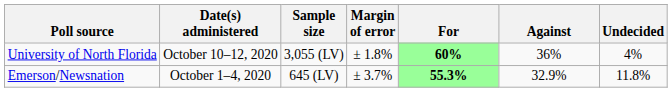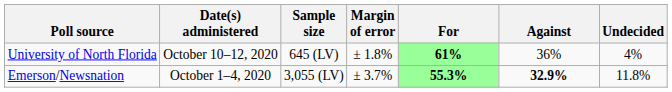(314, 54) 3,055 (LV) -> (314, 54) 645 (LV)
(449, 54) 60% -> (449, 54) 61%
(314, 76) 645 (LV) -> (314, 76) 3,055 (LV)
(549, 76) normal -> (549, 76) bold
